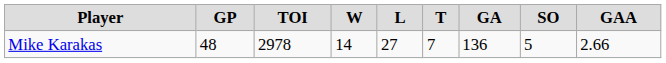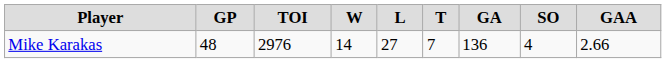(275, 44) 2978 -> (275, 44) 2976
(528, 44) 5 -> (528, 44) 4
